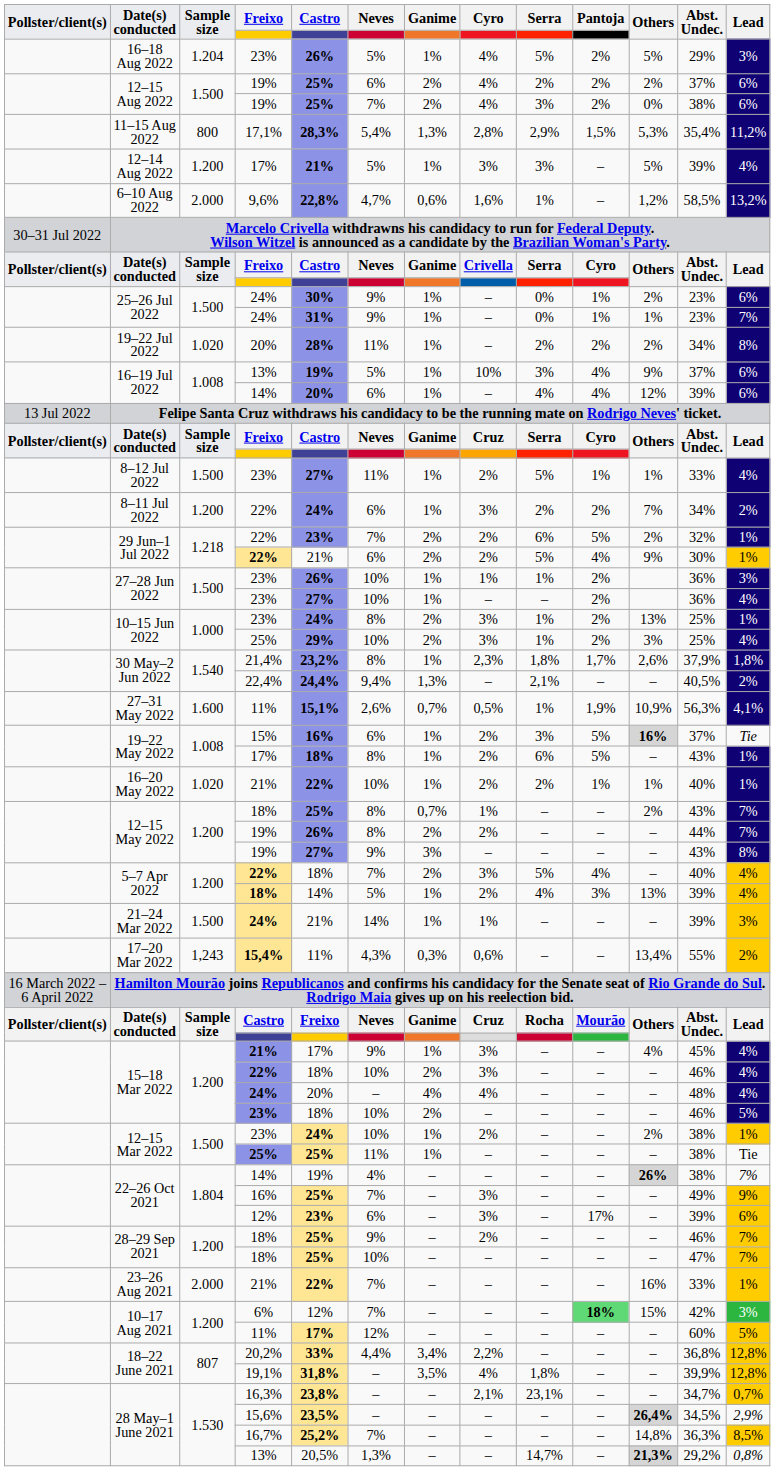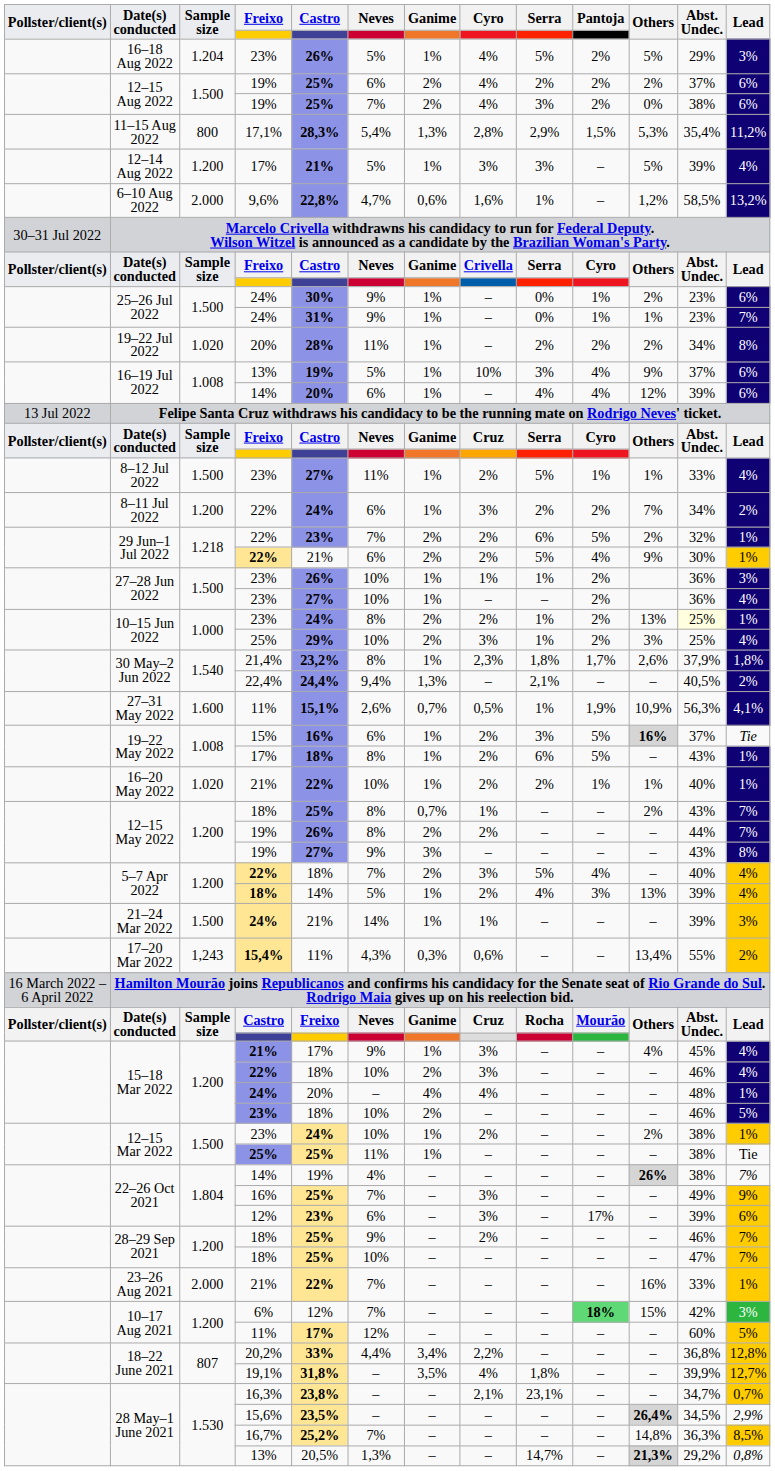(488, 620) 3% -> (488, 620) 2%
(702, 620) no background -> (702, 620) lightyellow background
(748, 1093) 4% -> (748, 1093) 1%
(748, 1374) 12,8% -> (748, 1374) 12,7%
